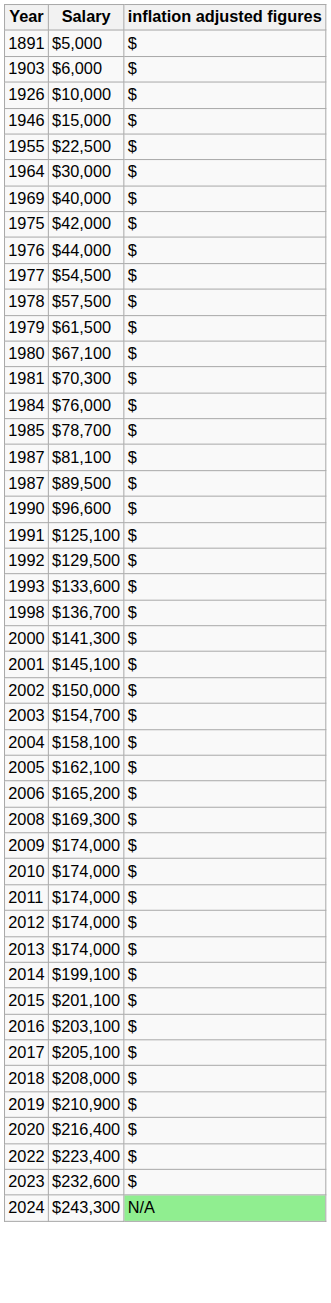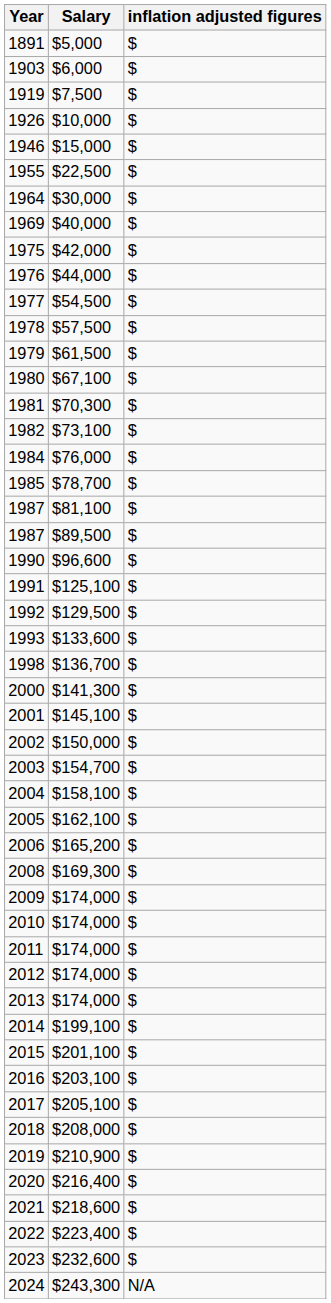+ row: (26, 95)
+ row: (26, 431)
+ row: (26, 1208)
(141, 1208) lightgreen background -> (141, 1285) no background
